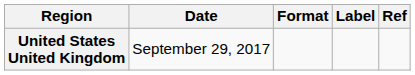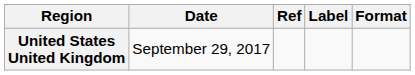columns swapped: (303, 16) <-> (395, 16)
